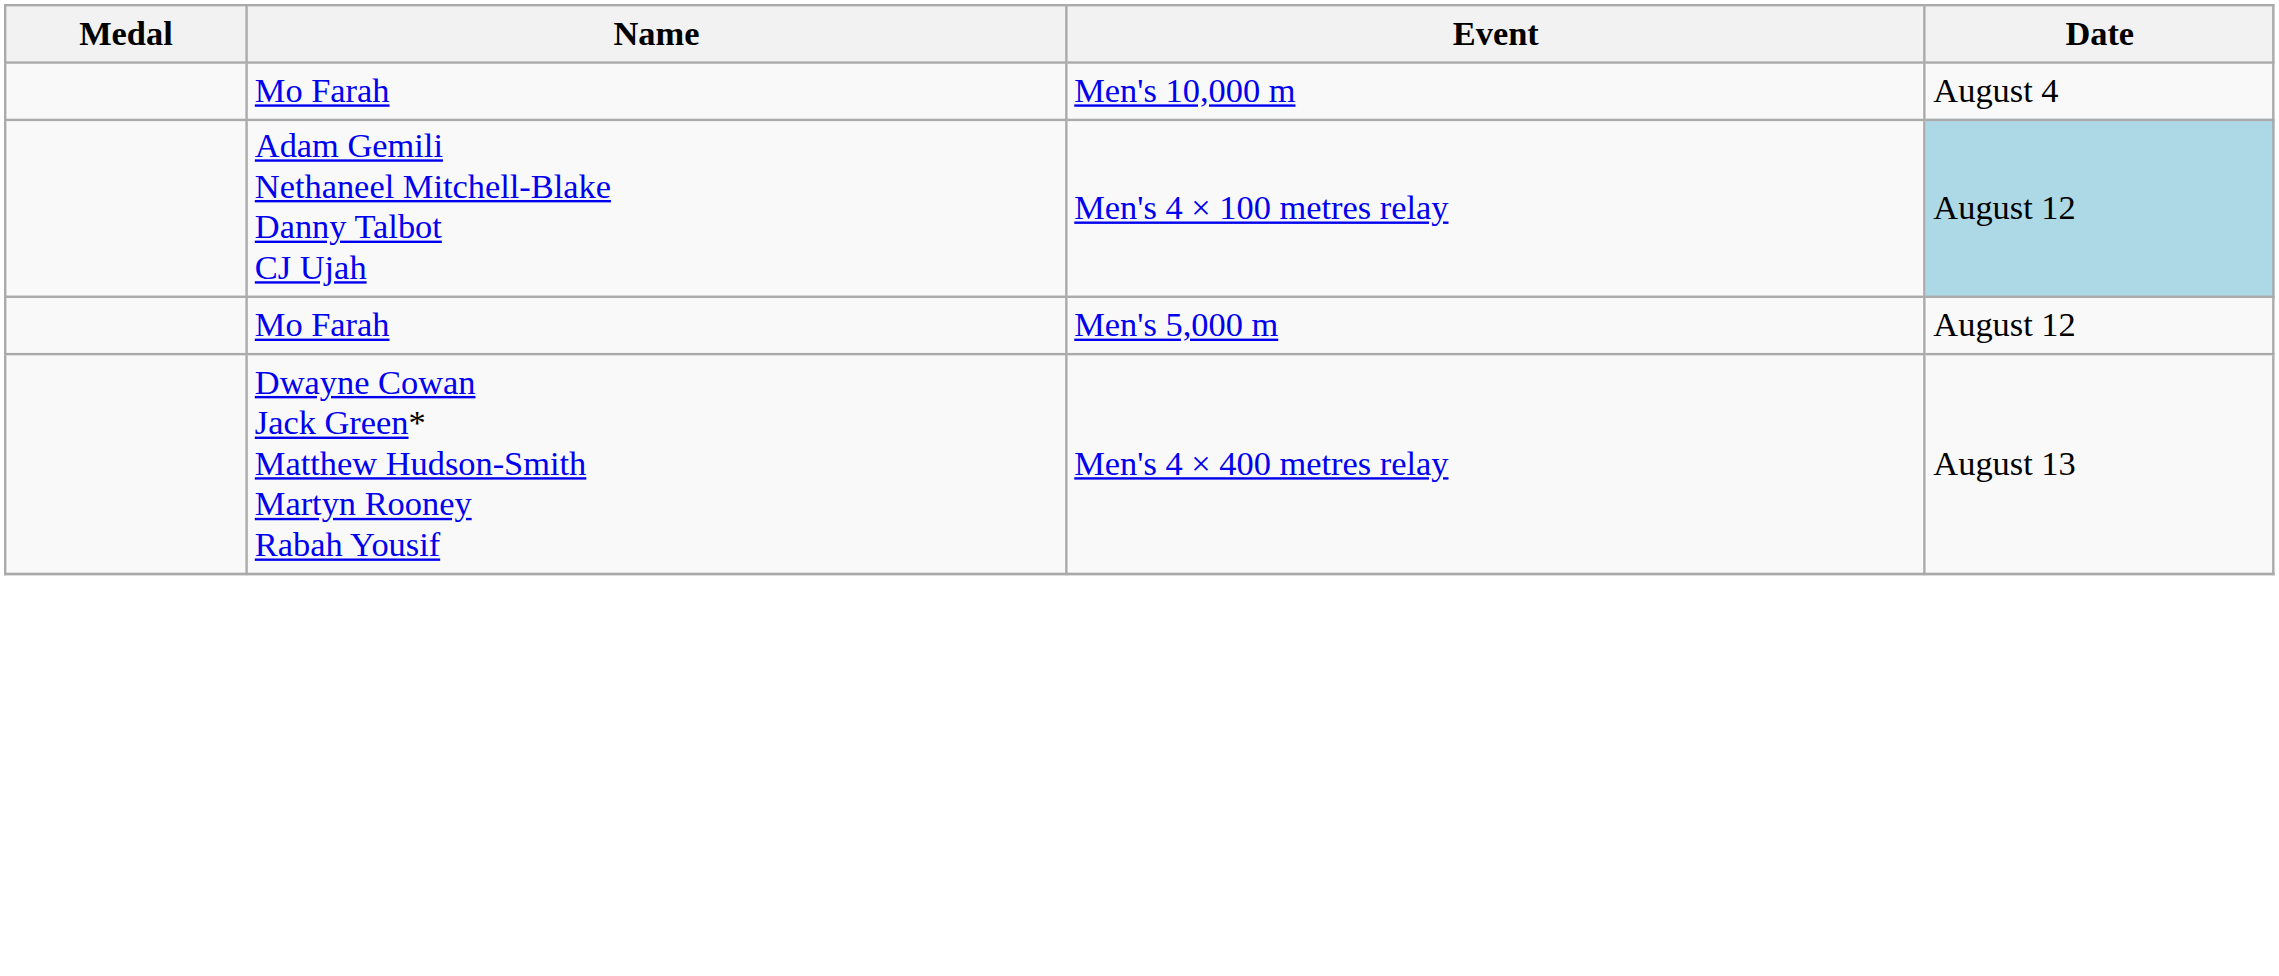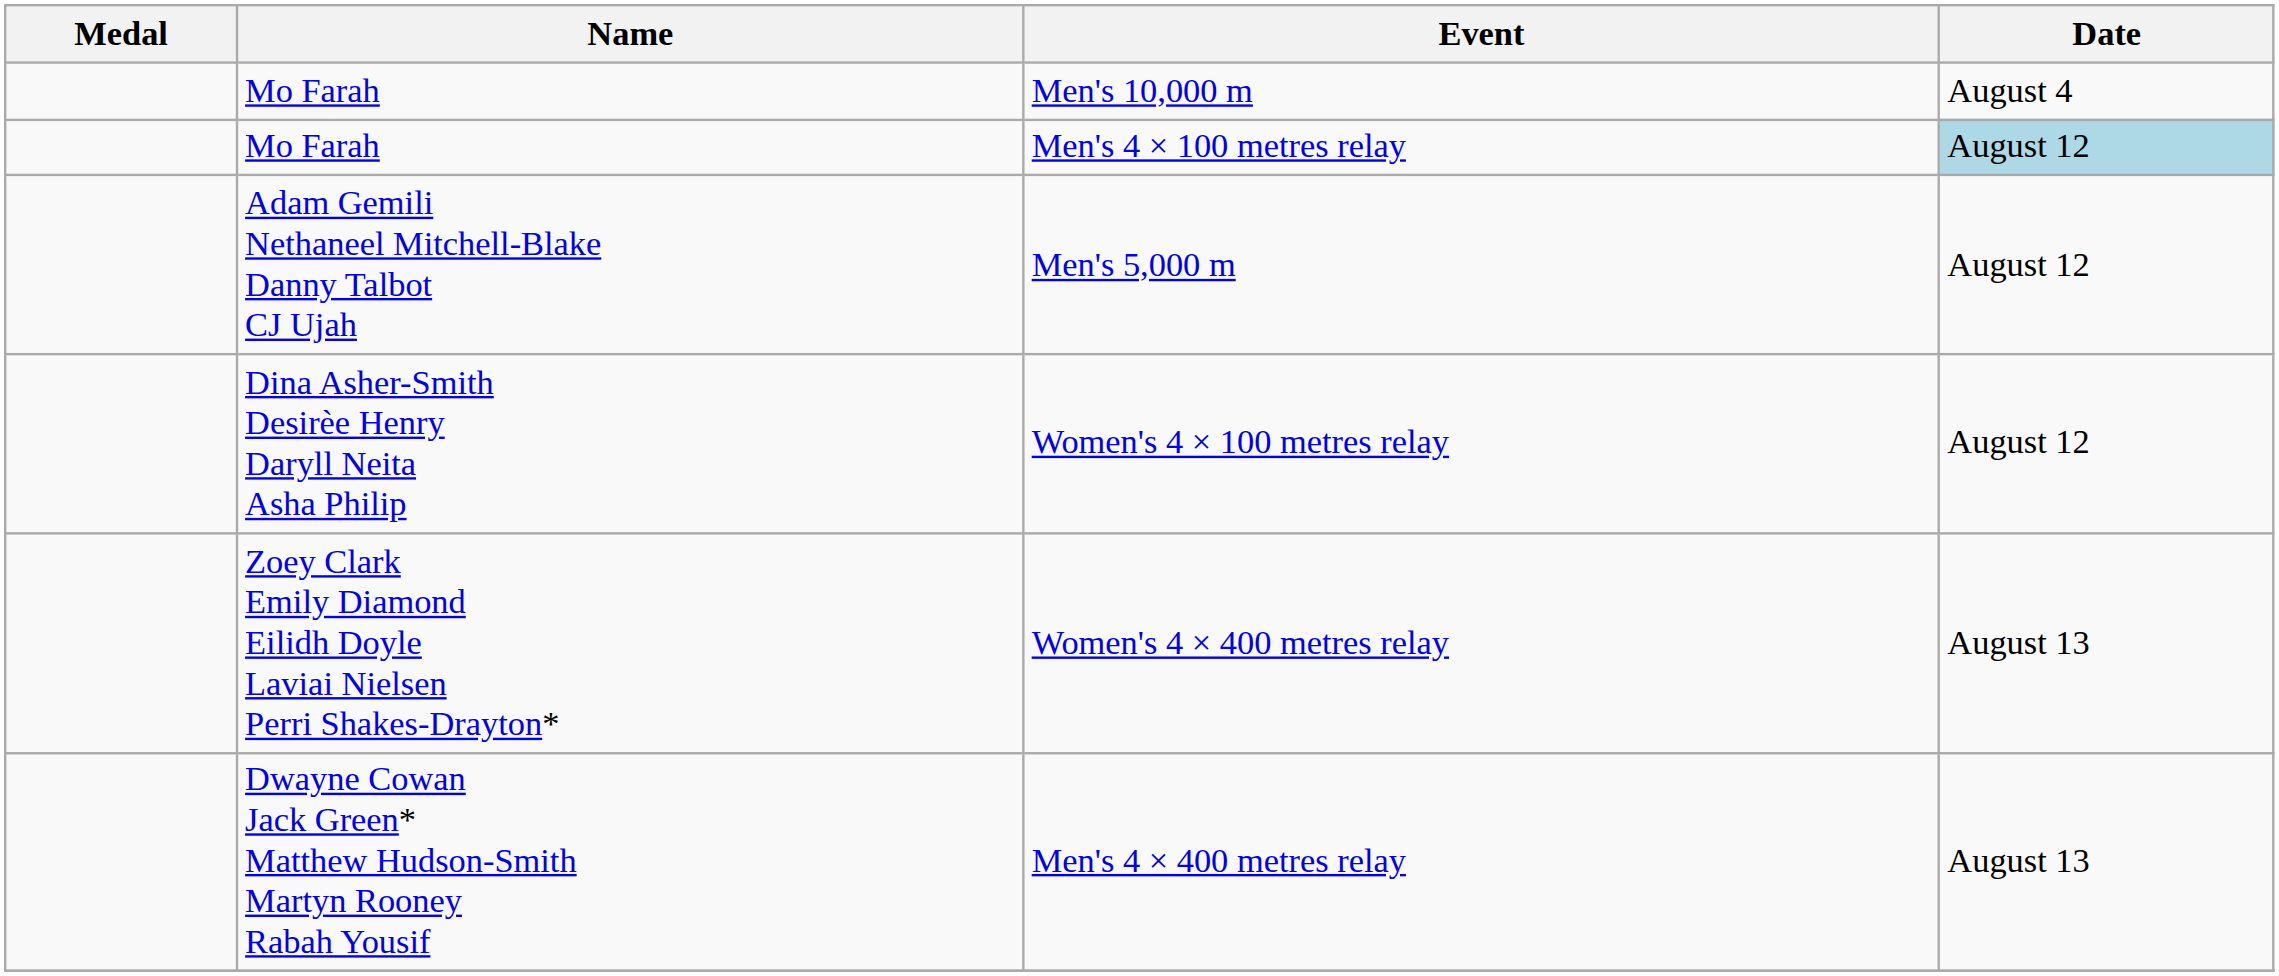(433, 207) Adam Gemili Nethaneel Mitchell-Blake Danny Talbot CJ Ujah -> (312, 146) Mo Farah
(322, 325) Mo Farah -> (423, 264) Adam Gemili Nethaneel Mitchell-Blake Danny Talbot CJ Ujah
+ row: (1240, 443)
+ row: (1240, 642)
